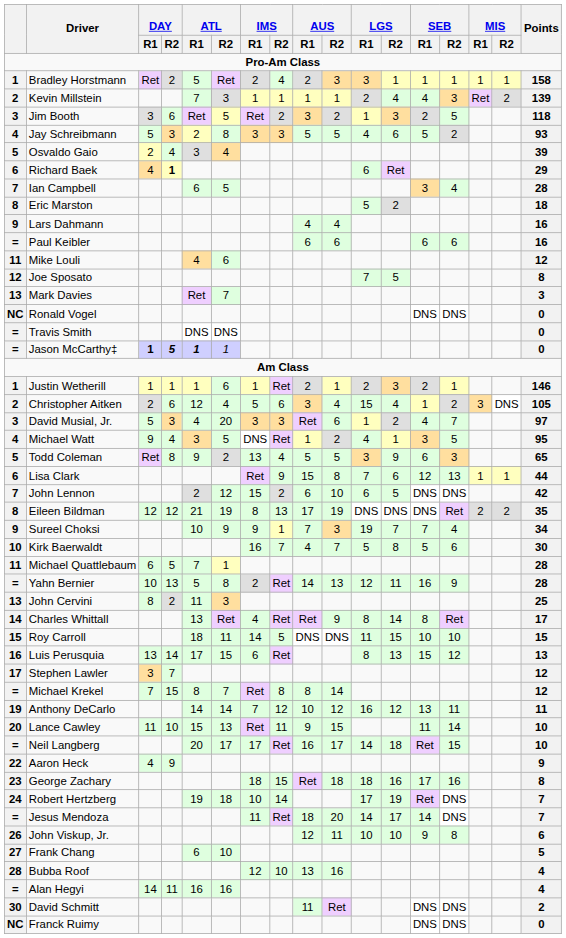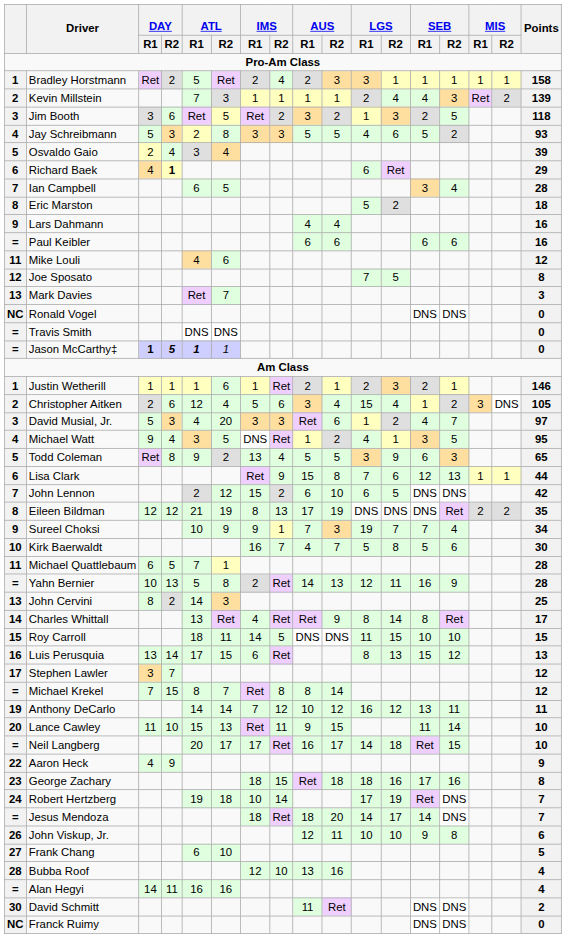(196, 602) 11 -> (196, 602) 14
(255, 817) 11 -> (255, 817) 18
